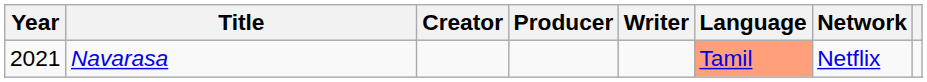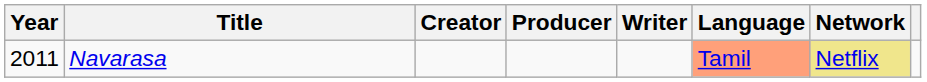(35, 58) 2021 -> (34, 58) 2011
(849, 58) no background -> (847, 58) khaki background
